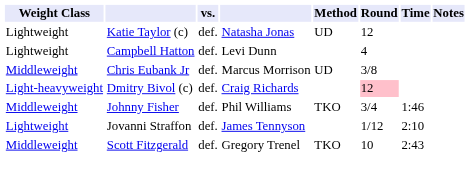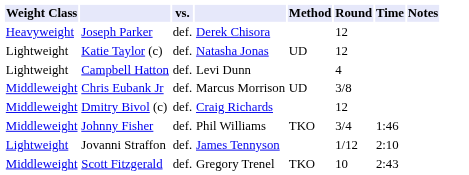+ row: (117, 32)
(54, 88) Light-heavyweight -> (42, 107) Middleweight
(367, 88) pink background -> (342, 107) no background
